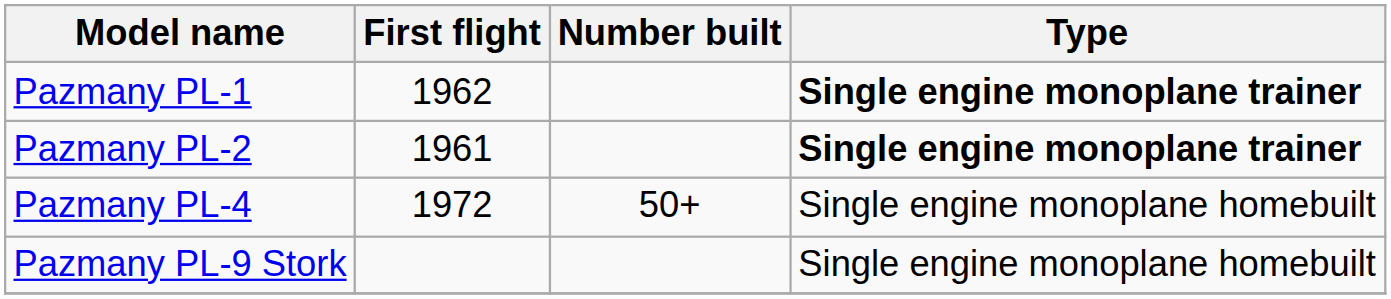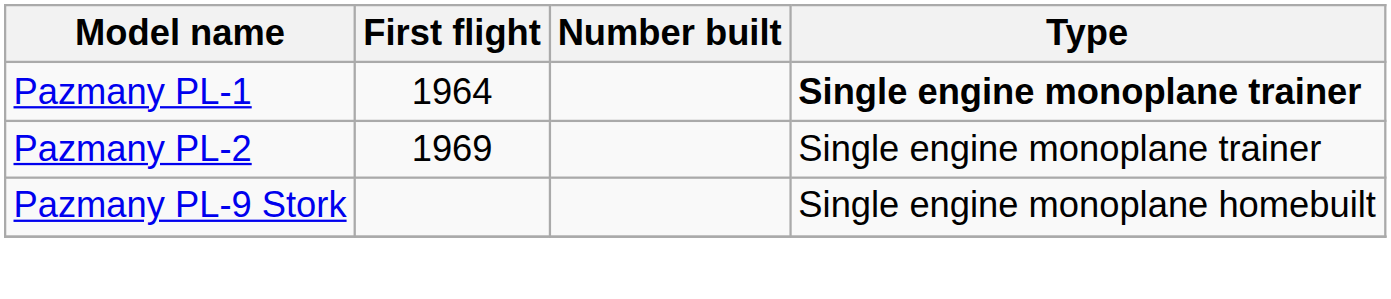(452, 90) 1962 -> (452, 90) 1964
(452, 148) 1961 -> (452, 148) 1969
(1080, 148) bold -> (1060, 148) normal
- row: (133, 206)
